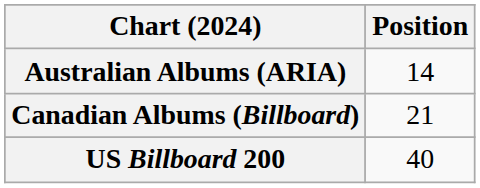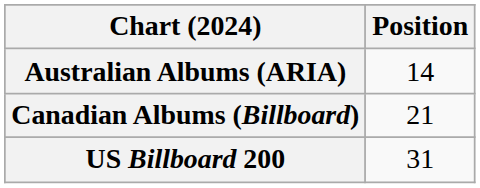(420, 159) 40 -> (420, 159) 31
